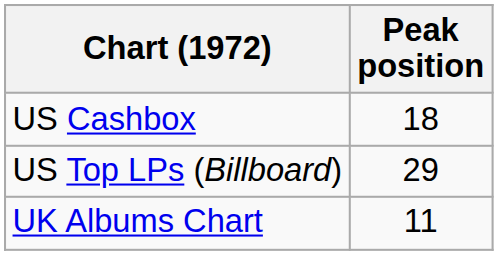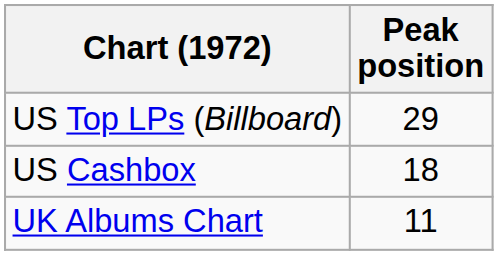rows swapped: (177, 170) <-> (104, 118)
